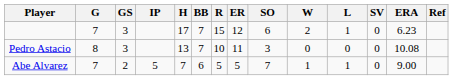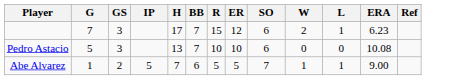- column: (377, 13)
(95, 48) 8 -> (90, 48) 5
(237, 48) 11 -> (236, 48) 10
(268, 48) 3 -> (266, 48) 6
(95, 65) 7 -> (90, 65) 1
